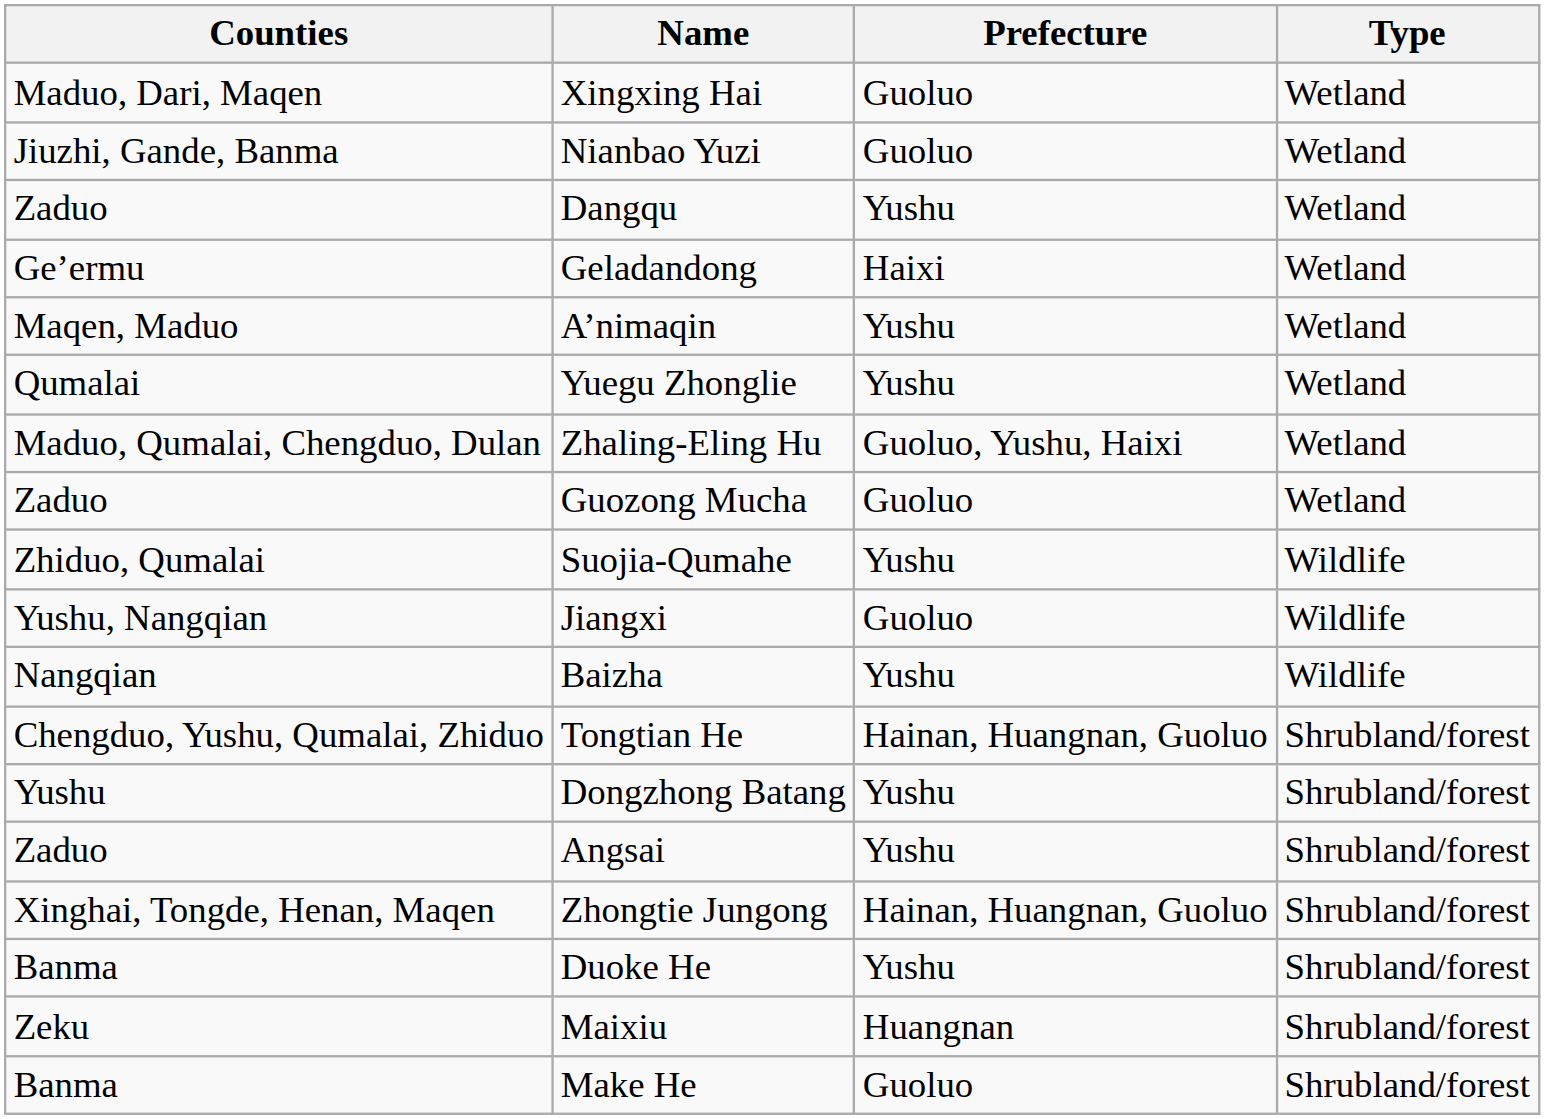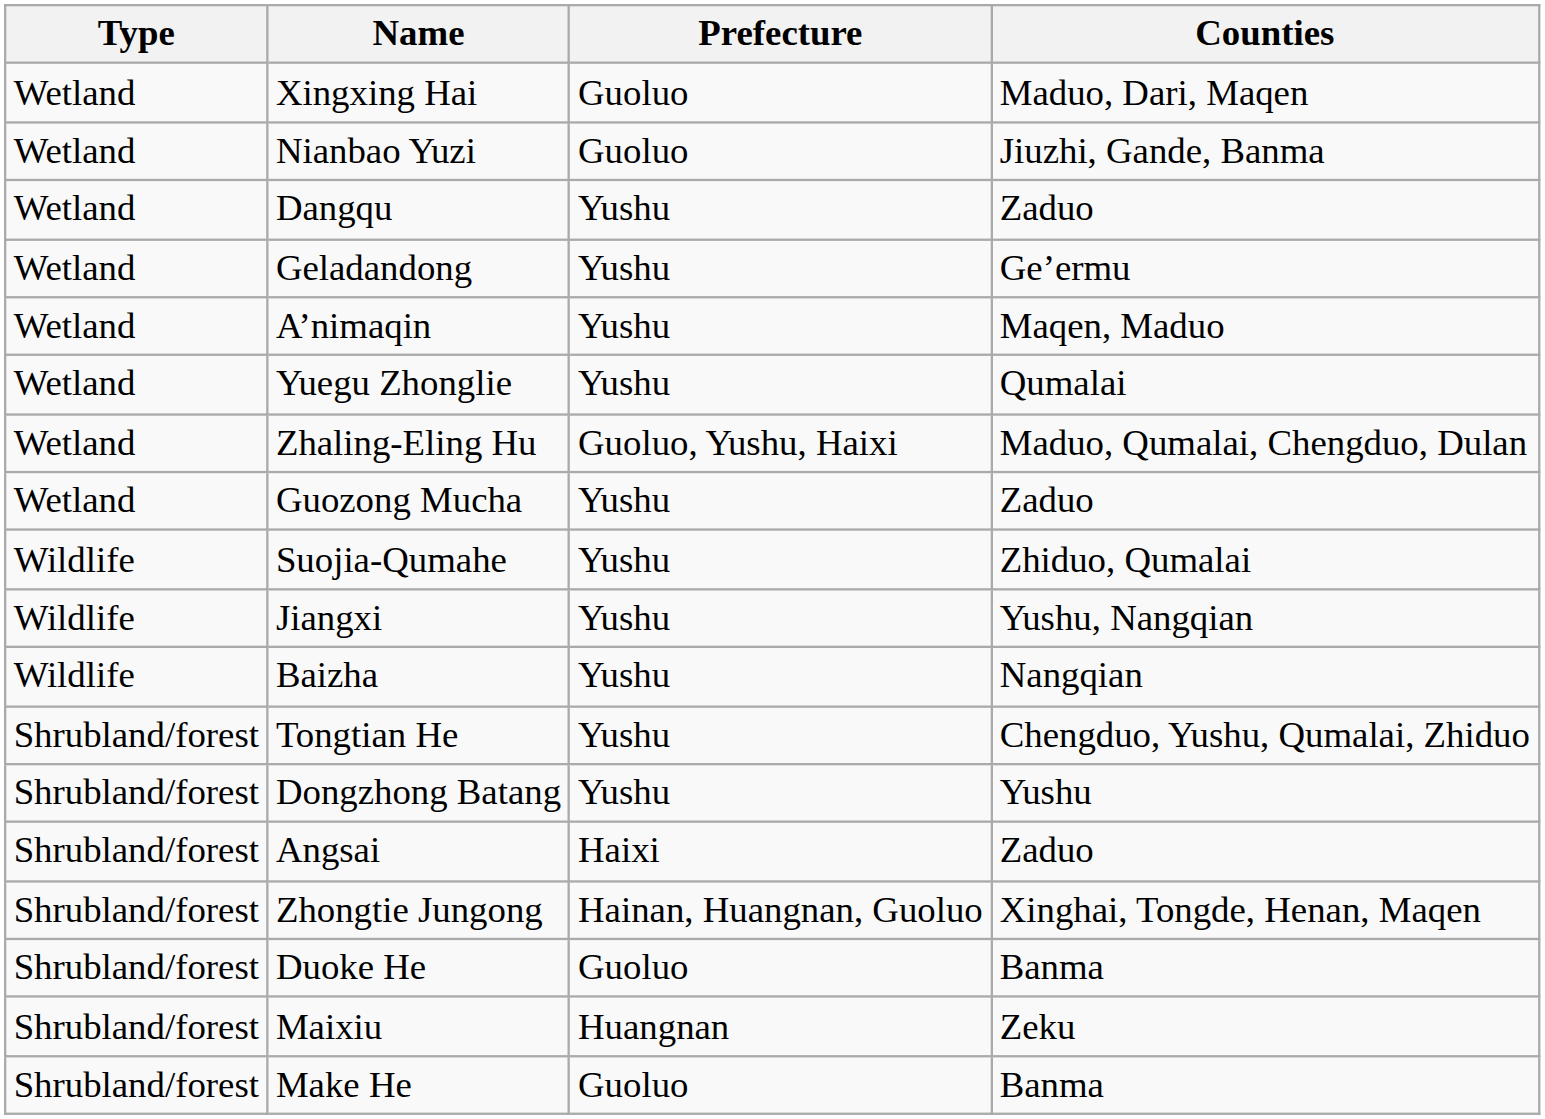columns swapped: (1407, 33) <-> (279, 33)
(904, 267) Haixi -> (624, 267) Yushu
(918, 500) Guoluo -> (624, 500) Yushu
(918, 617) Guoluo -> (624, 617) Yushu
(1065, 734) Hainan, Huangnan, Guoluo -> (624, 734) Yushu
(909, 850) Yushu -> (619, 850) Haixi
(909, 967) Yushu -> (633, 967) Guoluo
